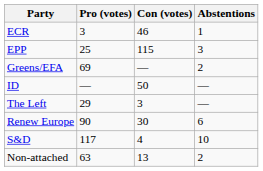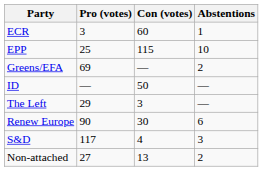(143, 31) 46 -> (143, 31) 60
(200, 49) 3 -> (203, 49) 10
(203, 139) 10 -> (200, 139) 3
(85, 157) 63 -> (85, 157) 27
